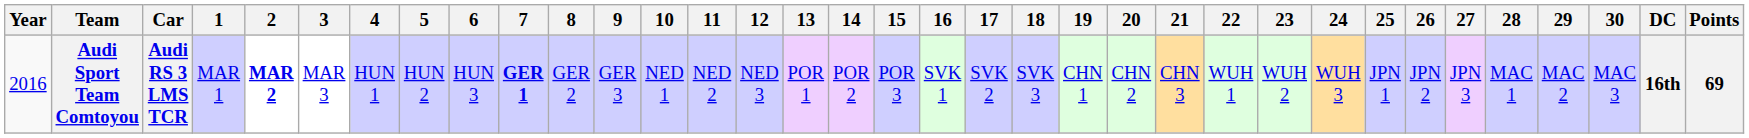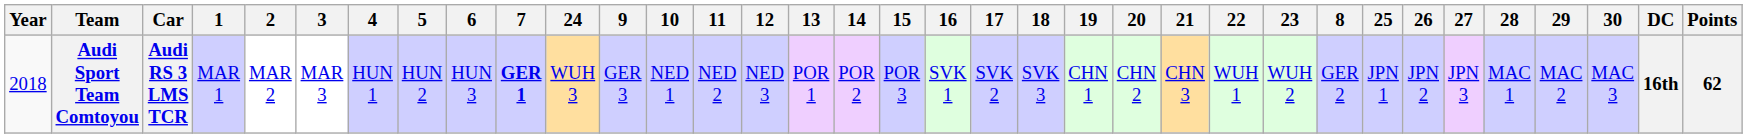columns swapped: (571, 19) <-> (1338, 19)
(28, 83) 2016 -> (28, 83) 2018
(271, 83) bold -> (270, 83) normal
(1714, 83) 69 -> (1712, 83) 62
